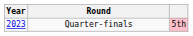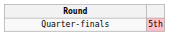- column: (16, 11)
